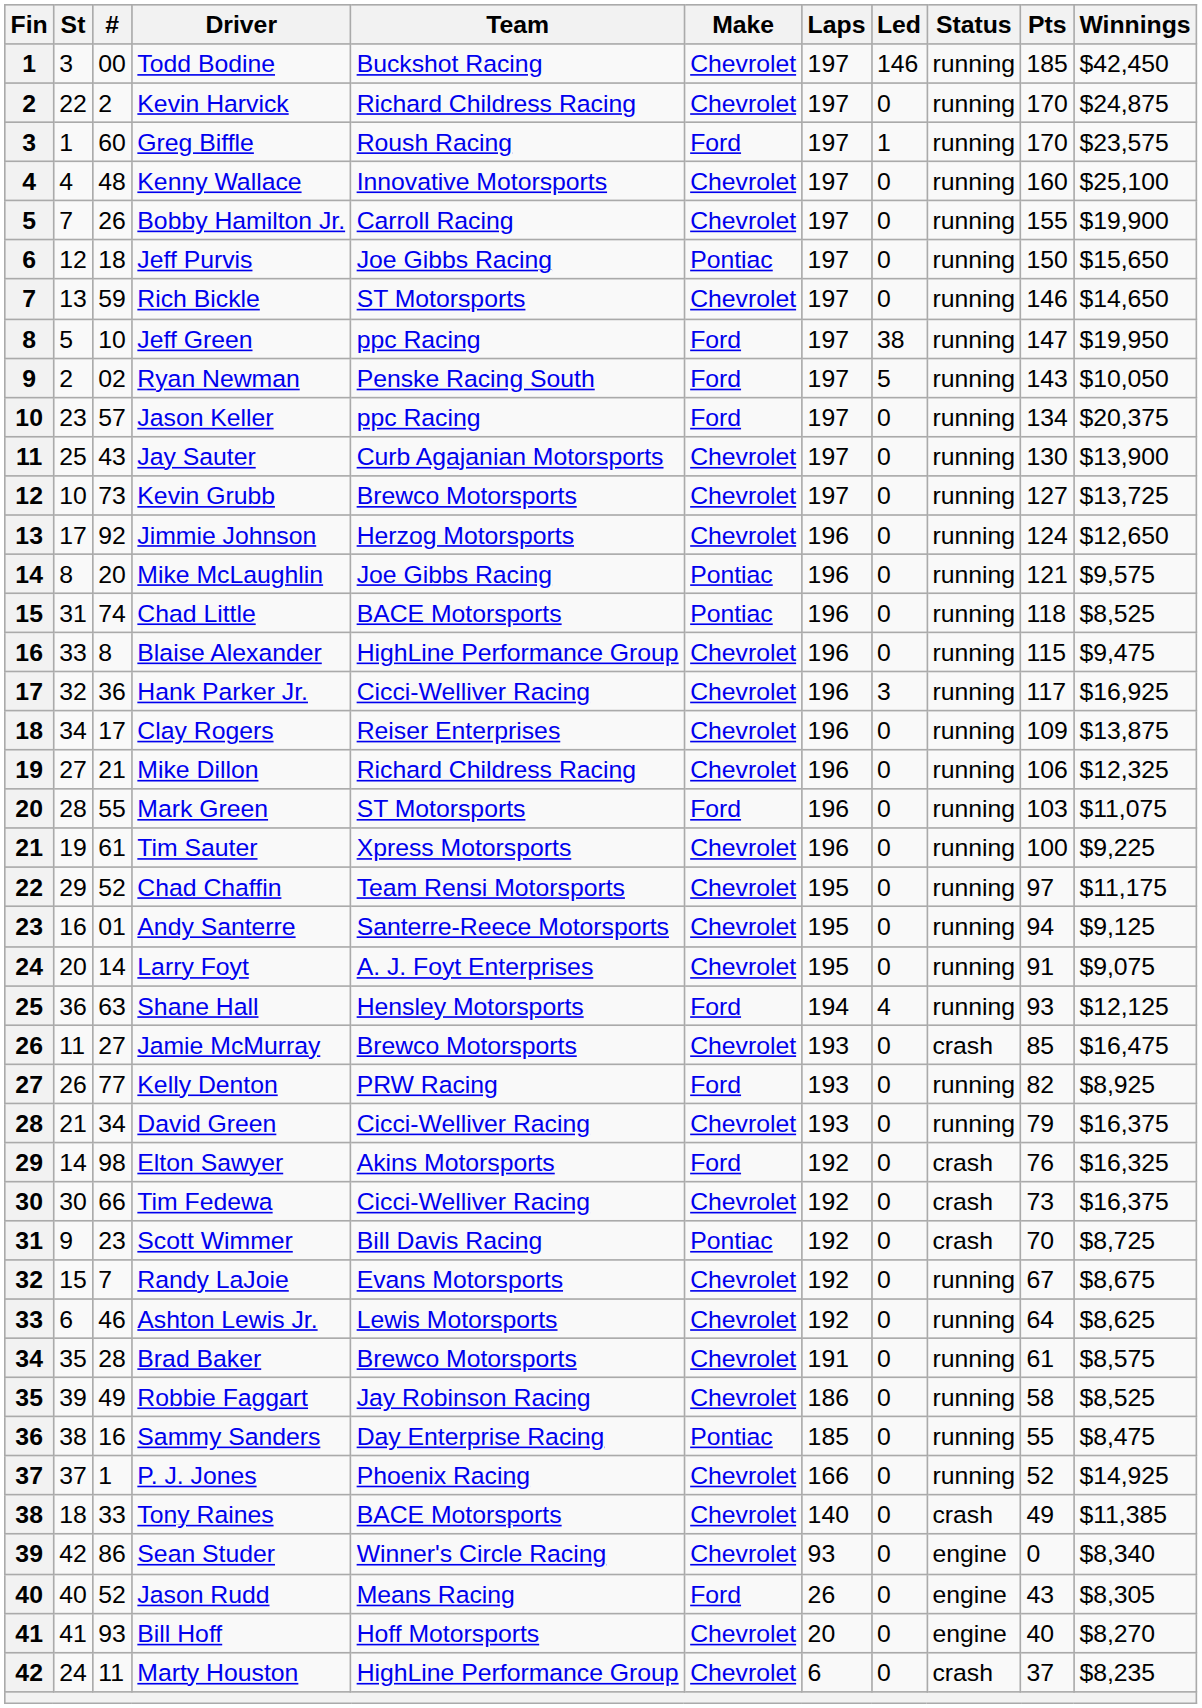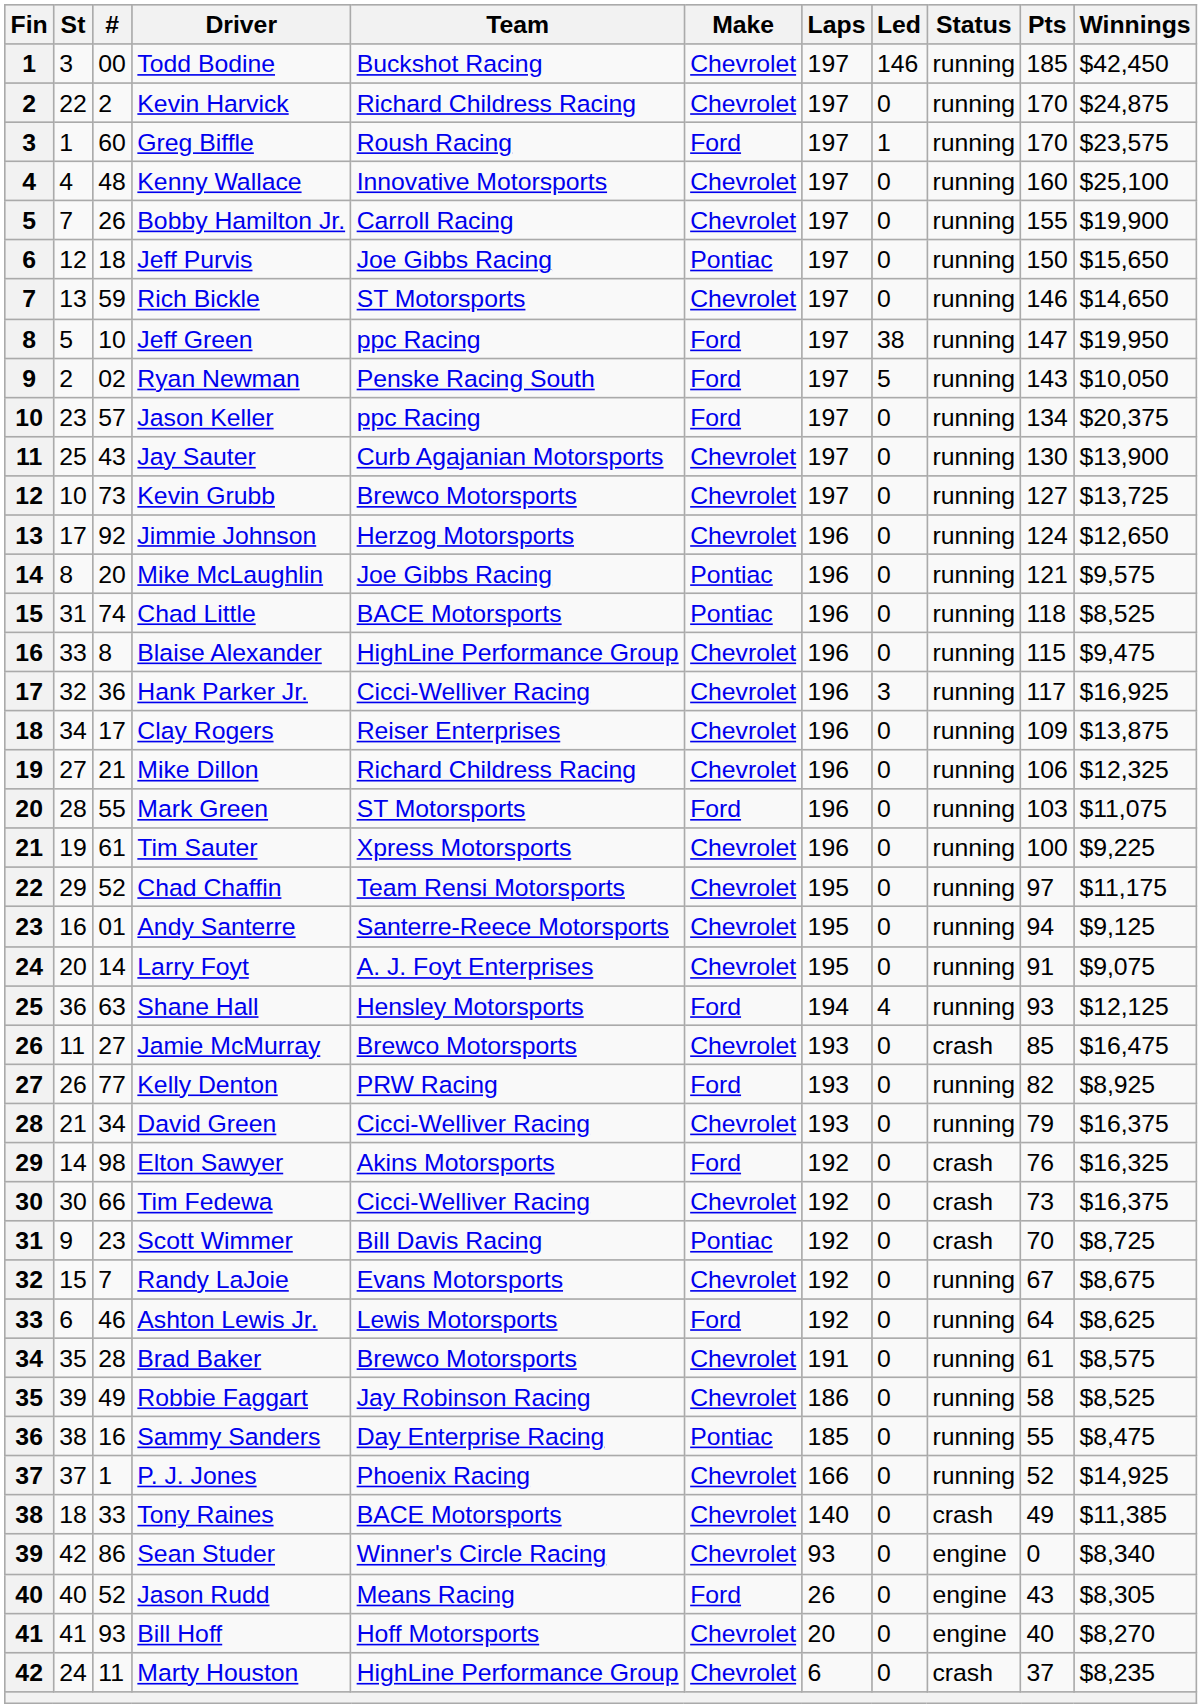(743, 1319) Chevrolet -> (716, 1319) Ford
